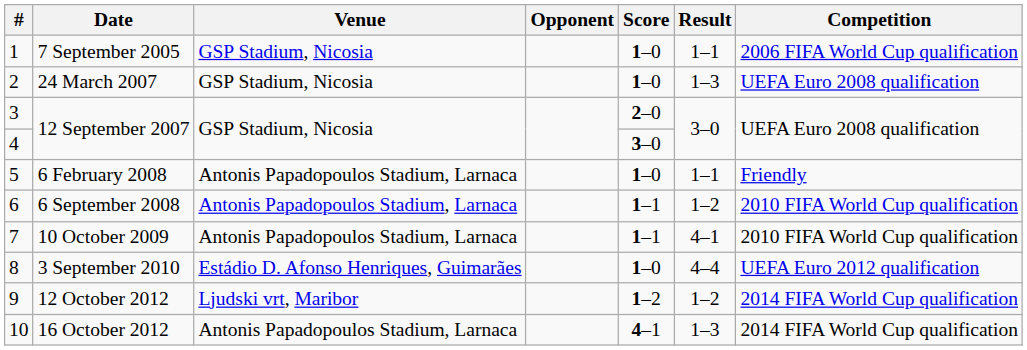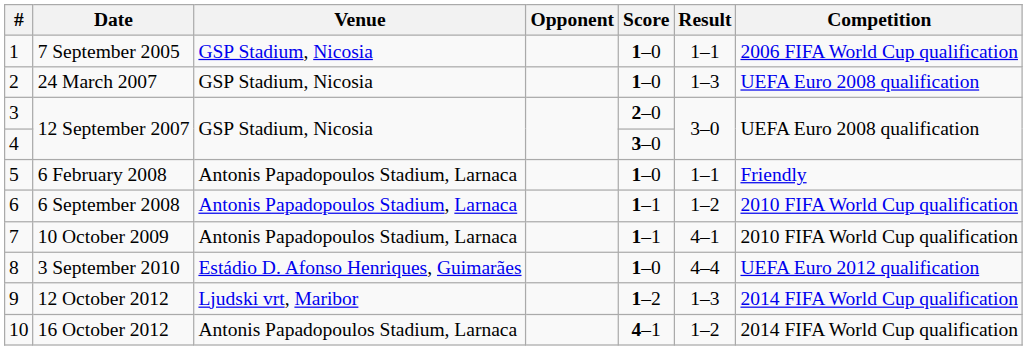(705, 298) 1–2 -> (705, 298) 1–3
(705, 329) 1–3 -> (705, 329) 1–2
